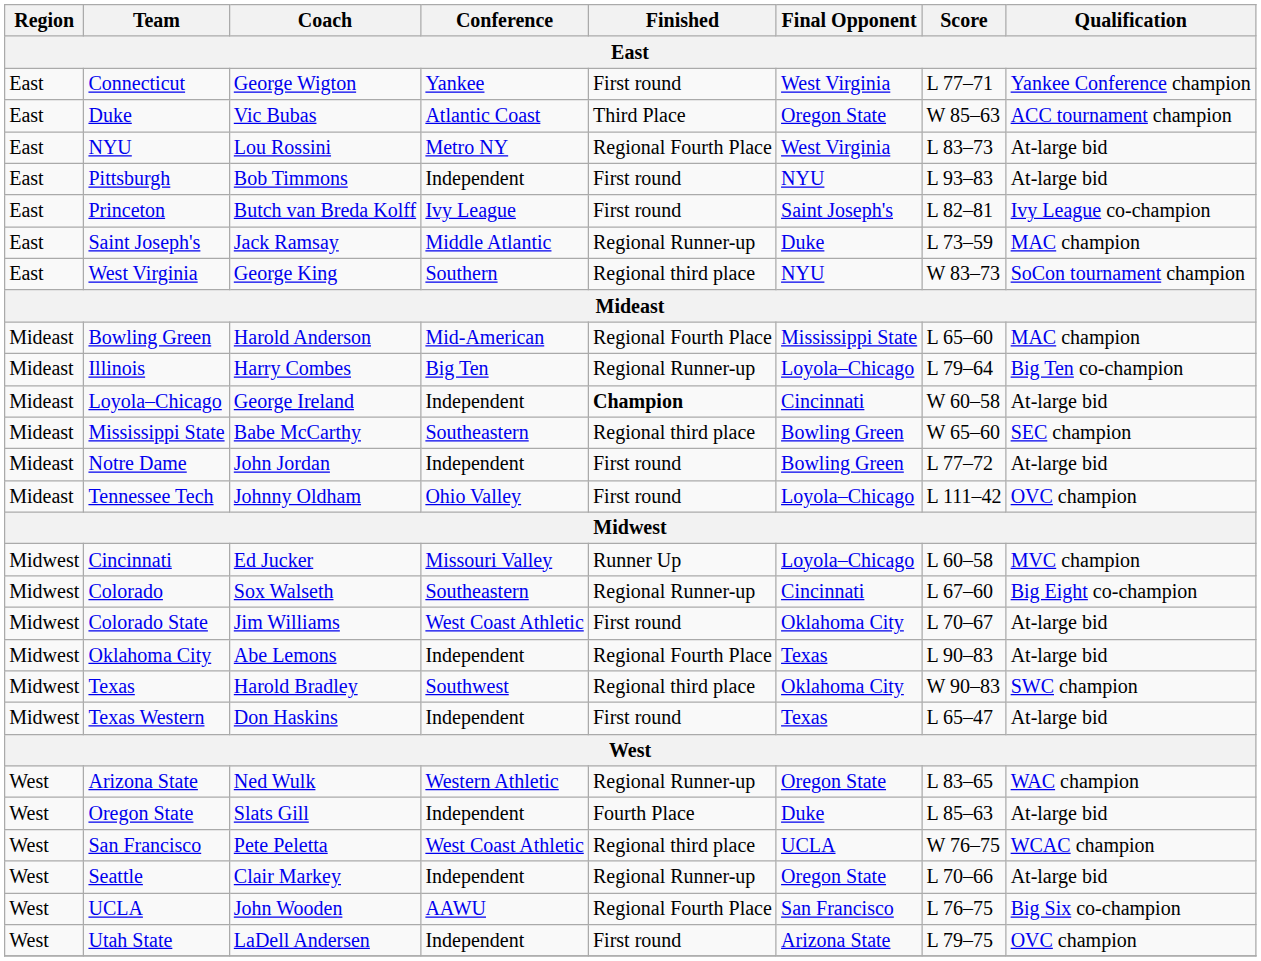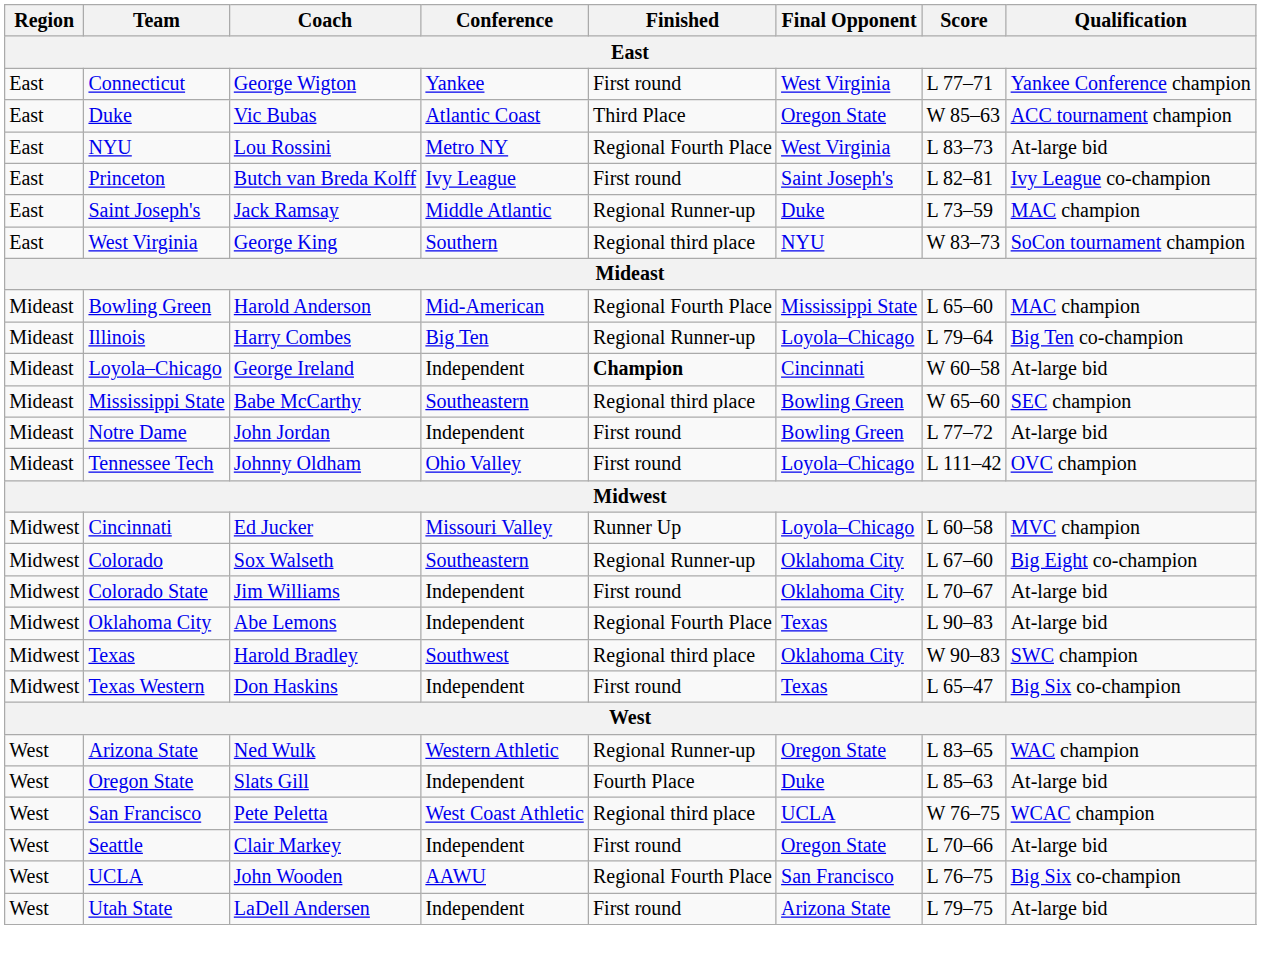- row: (129, 178)
(823, 591) Cincinnati -> (842, 559) Oklahoma City
(505, 623) West Coast Athletic -> (475, 591) Independent
(1059, 718) At-large bid -> (1096, 686) Big Six co-champion
(674, 876) Regional Runner-up -> (637, 845) First round
(1074, 940) OVC champion -> (1059, 908) At-large bid
